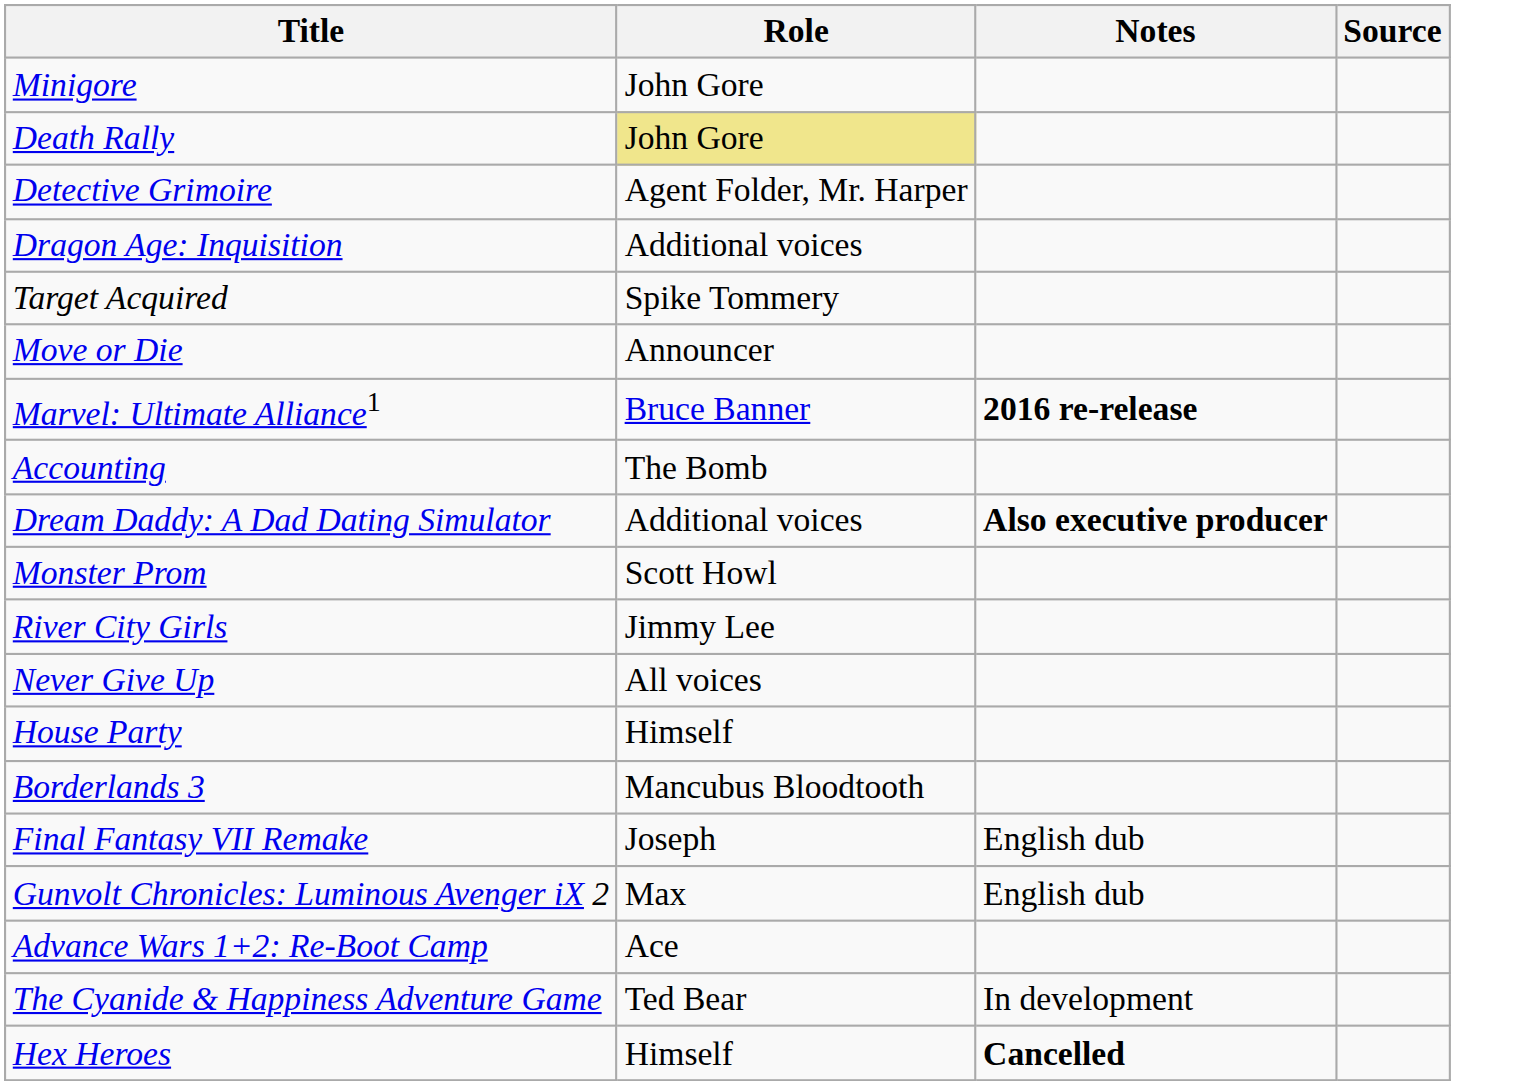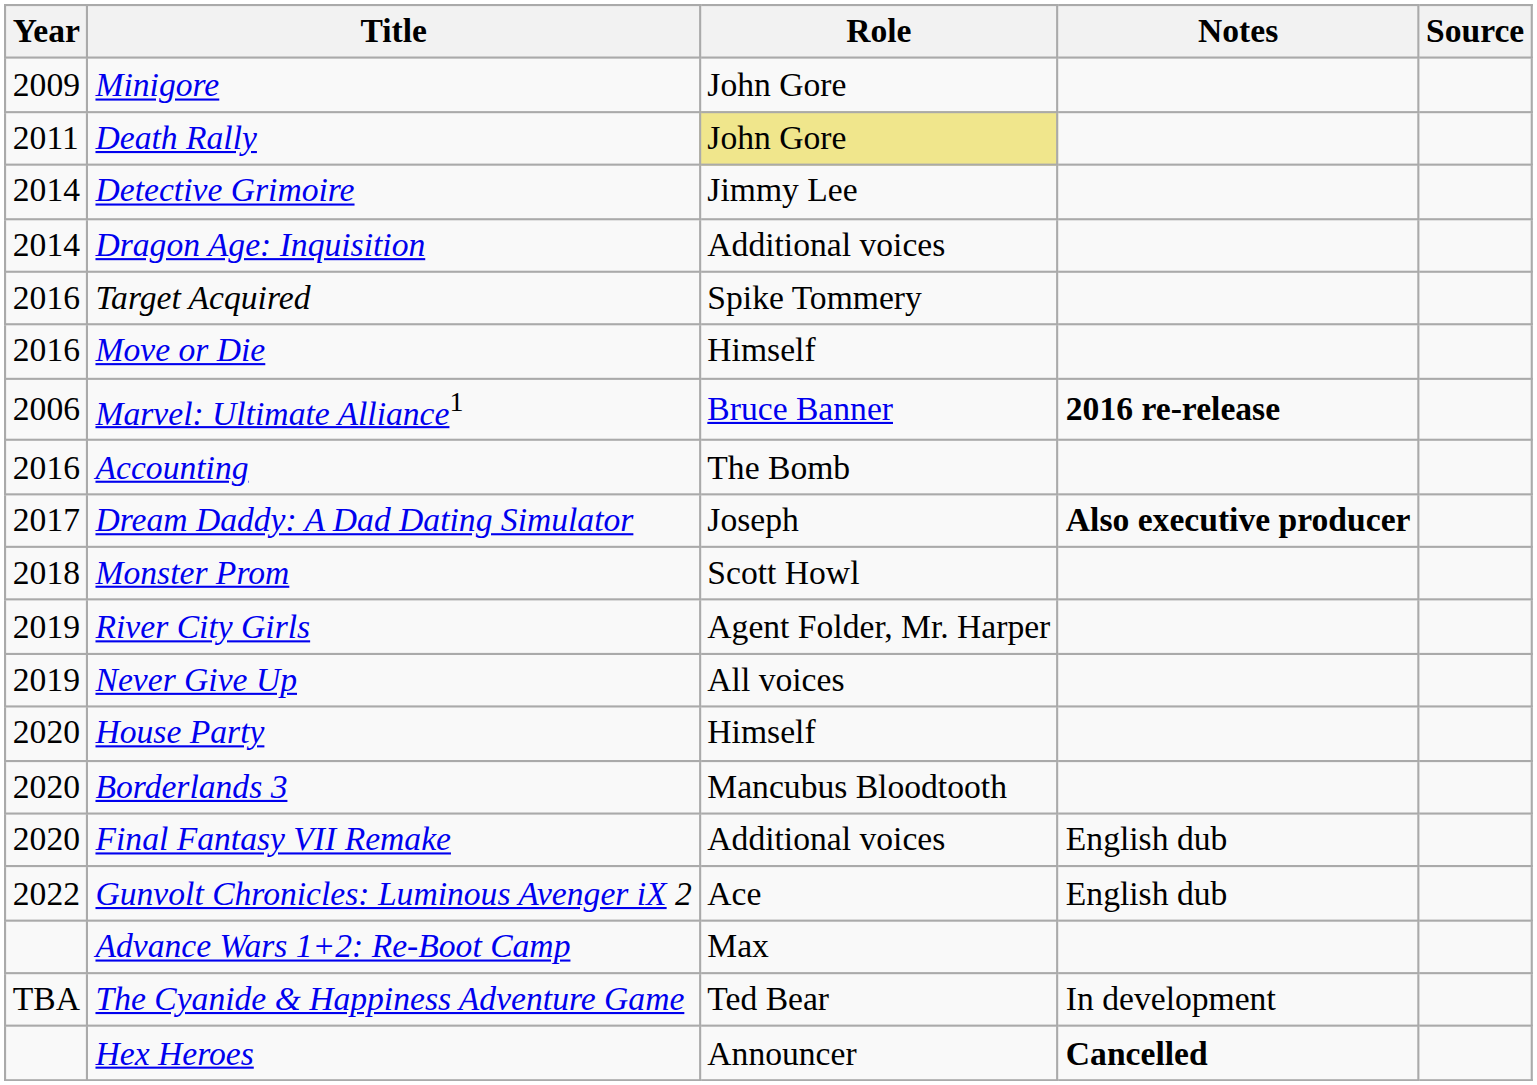+ column: (46, 31)
(796, 191) Agent Folder, Mr. Harper -> (782, 191) Jimmy Lee
(699, 350) Announcer -> (761, 350) Himself
(744, 519) Additional voices -> (753, 519) Joseph
(700, 626) Jimmy Lee -> (879, 626) Agent Folder, Mr. Harper
(670, 839) Joseph -> (826, 839) Additional voices
(655, 892) Max -> (734, 892) Ace
(652, 946) Ace -> (738, 946) Max
(679, 1052) Himself -> (782, 1052) Announcer
